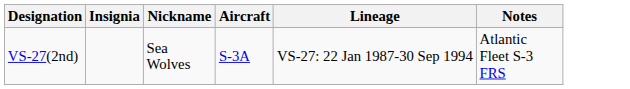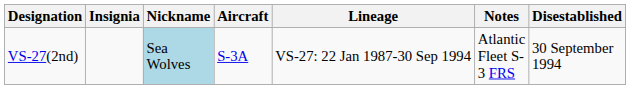+ column: (577, 16)
(168, 56) no background -> (168, 56) lightblue background
